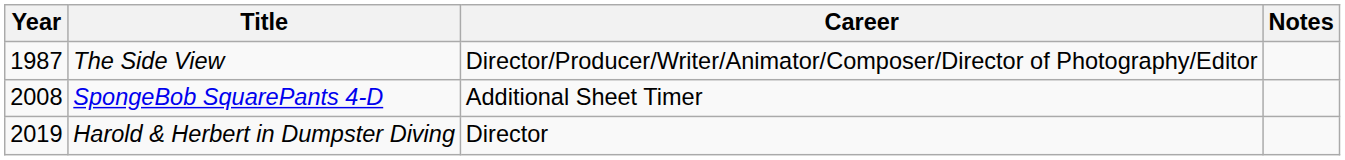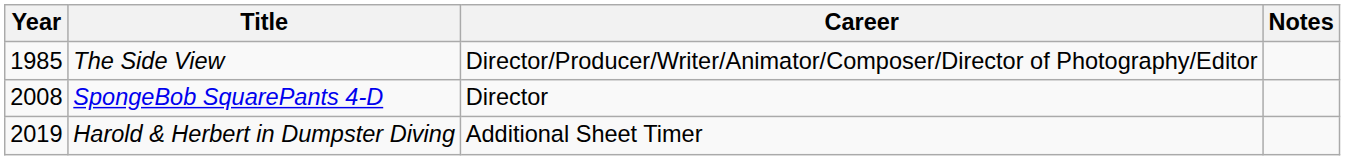(36, 60) 1987 -> (36, 60) 1985
(584, 97) Additional Sheet Timer -> (507, 97) Director
(507, 135) Director -> (584, 135) Additional Sheet Timer
